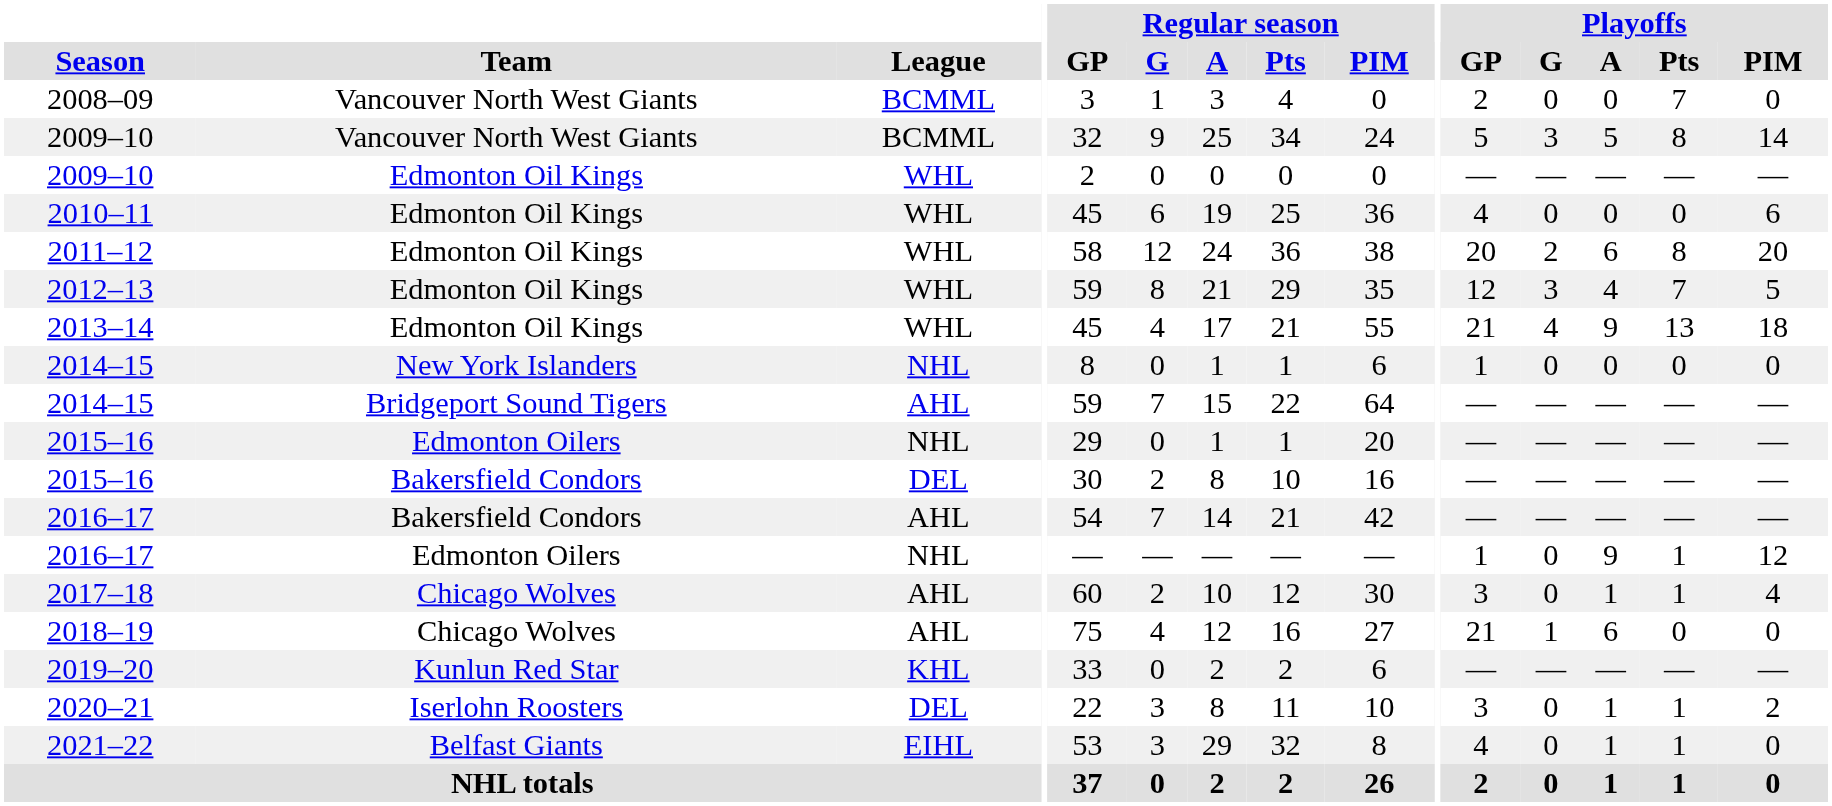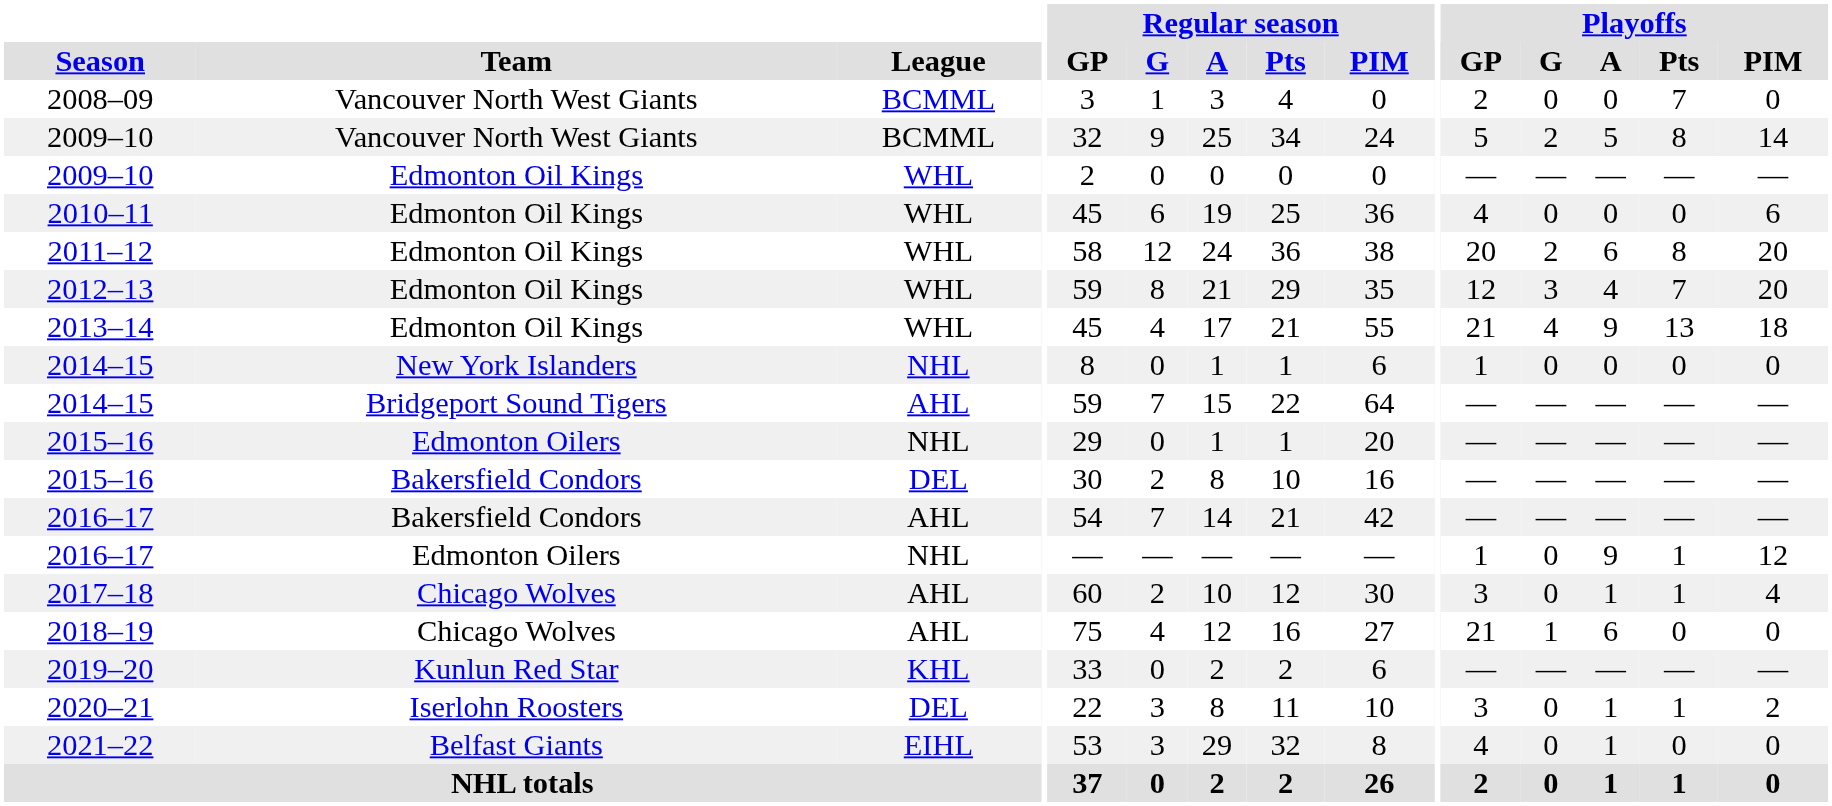(1551, 136) 3 -> (1551, 136) 2
(1773, 288) 5 -> (1773, 288) 20
(1679, 744) 1 -> (1679, 744) 0
